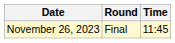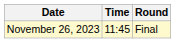columns swapped: (156, 12) <-> (121, 12)
